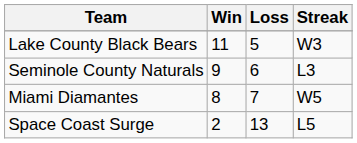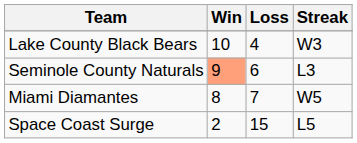(220, 44) 11 -> (221, 44) 10
(254, 44) 5 -> (254, 44) 4
(216, 71) no background -> (216, 71) lightsalmon background
(259, 124) 13 -> (259, 124) 15
